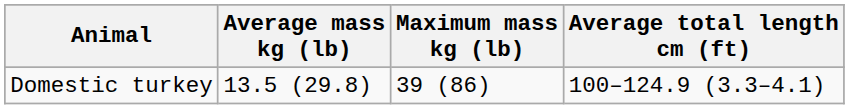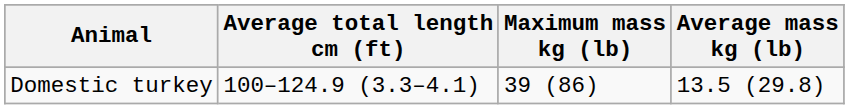columns swapped: (304, 36) <-> (704, 36)
